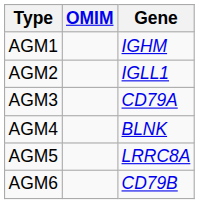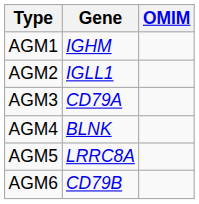columns swapped: (90, 18) <-> (156, 18)
